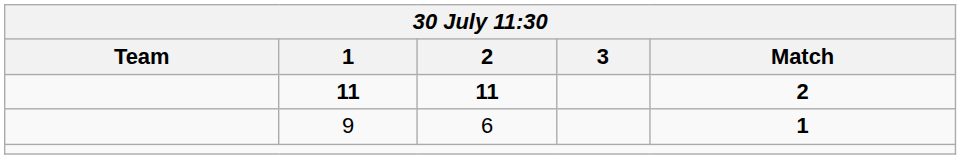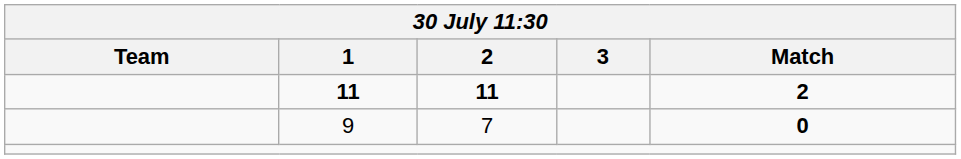(487, 126) 6 -> (487, 126) 7
(803, 126) 1 -> (803, 126) 0
